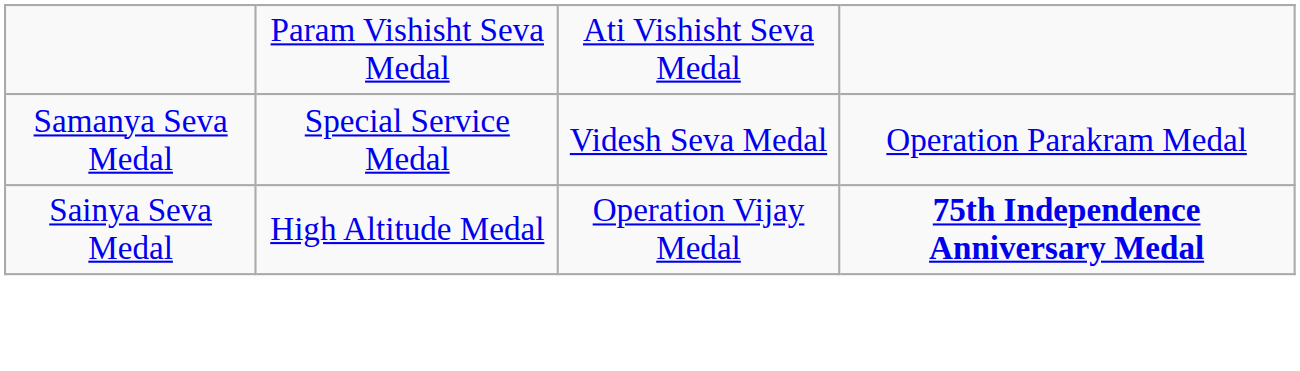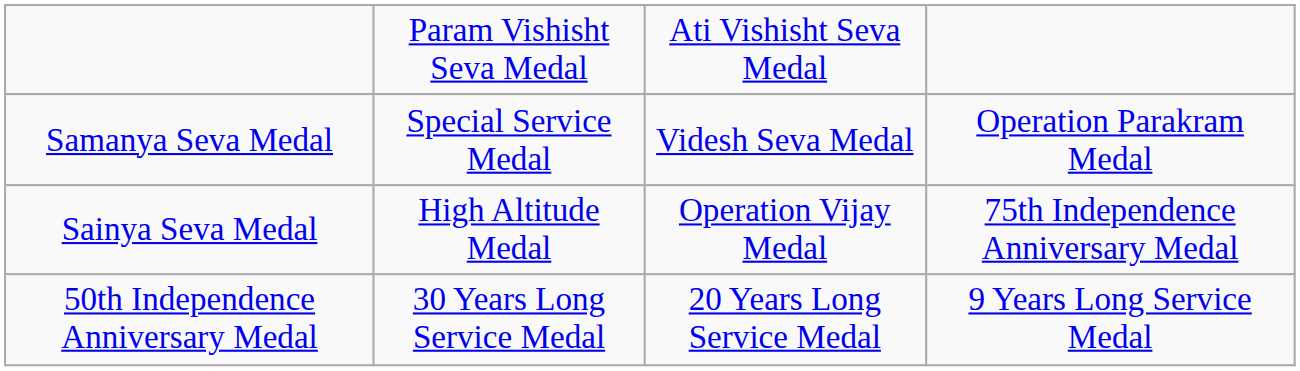(1067, 228) bold -> (1110, 228) normal
+ row: (190, 318)
